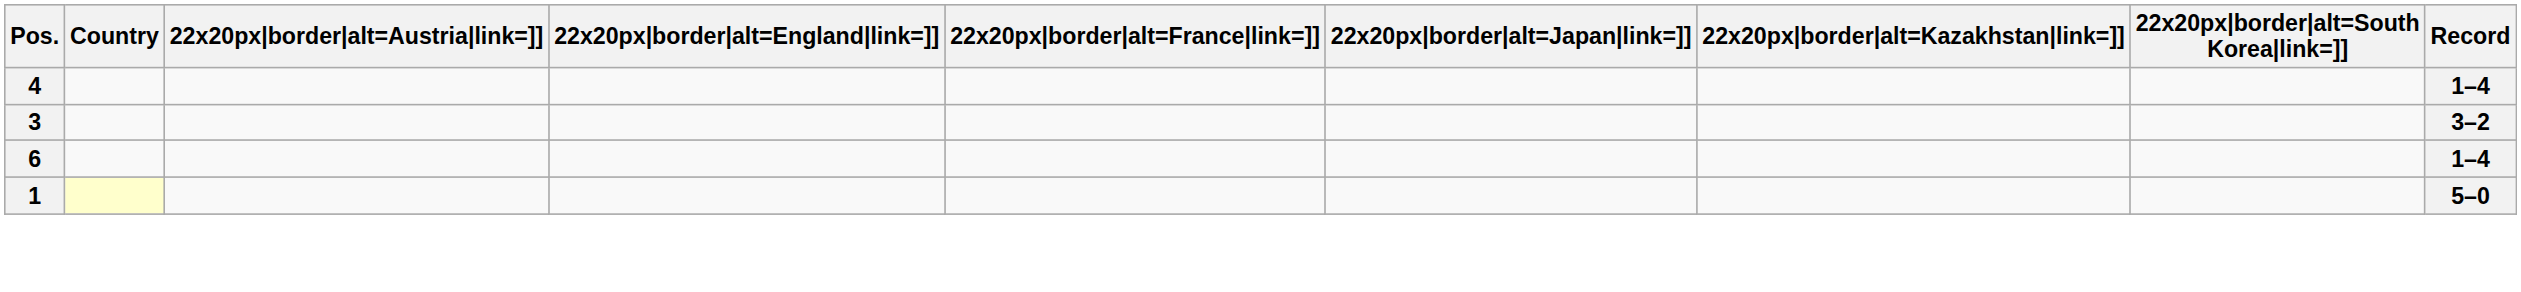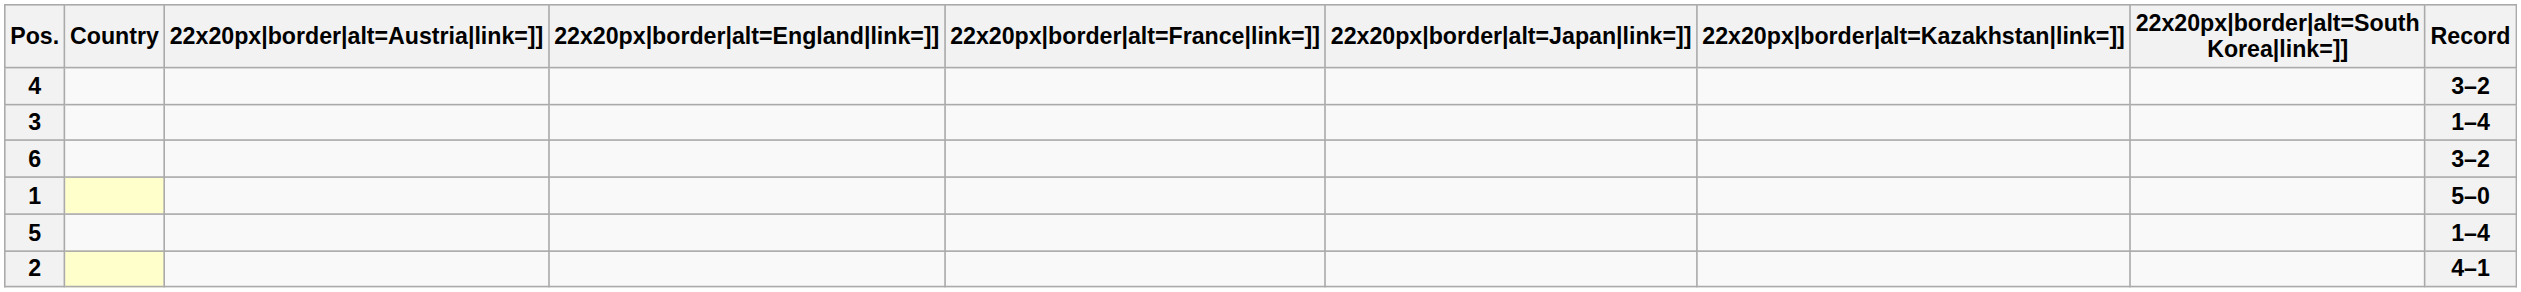(2470, 86) 1–4 -> (2470, 86) 3–2
(2470, 123) 3–2 -> (2470, 123) 1–4
(2470, 159) 1–4 -> (2470, 159) 3–2
+ row: (35, 232)
+ row: (35, 269)
